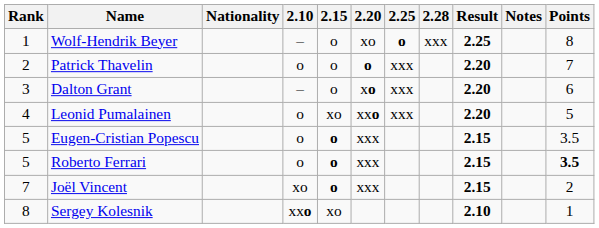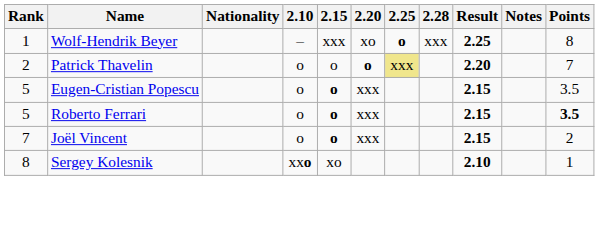(334, 41) o -> (334, 41) xxx
(402, 65) no background -> (402, 65) khaki background
- row: (91, 89)
- row: (111, 114)
(300, 187) xo -> (300, 138) o
